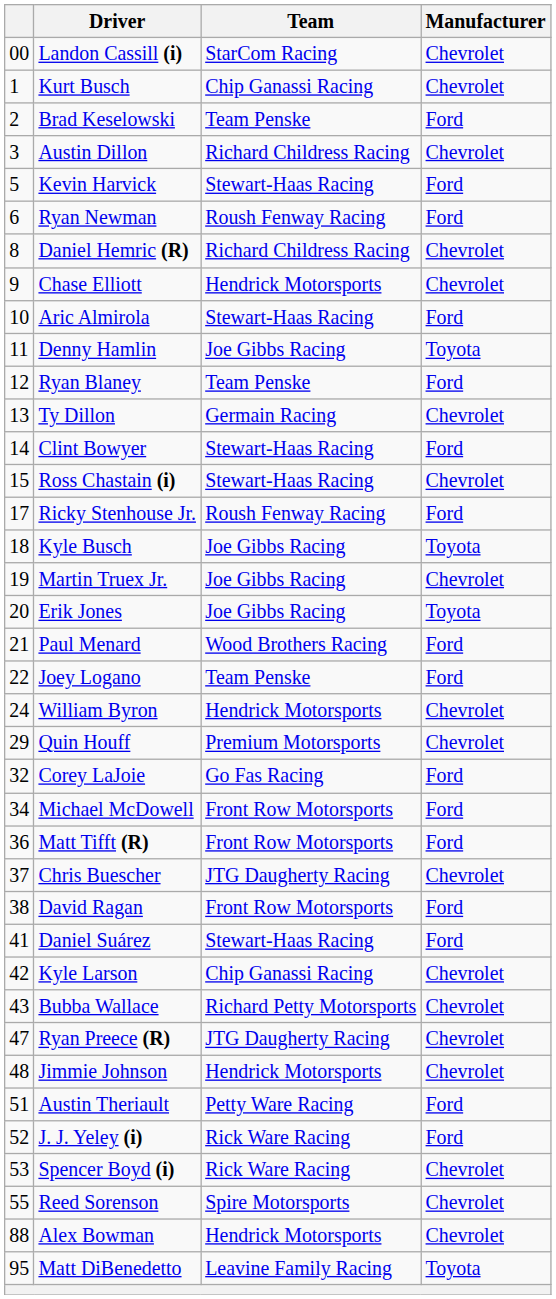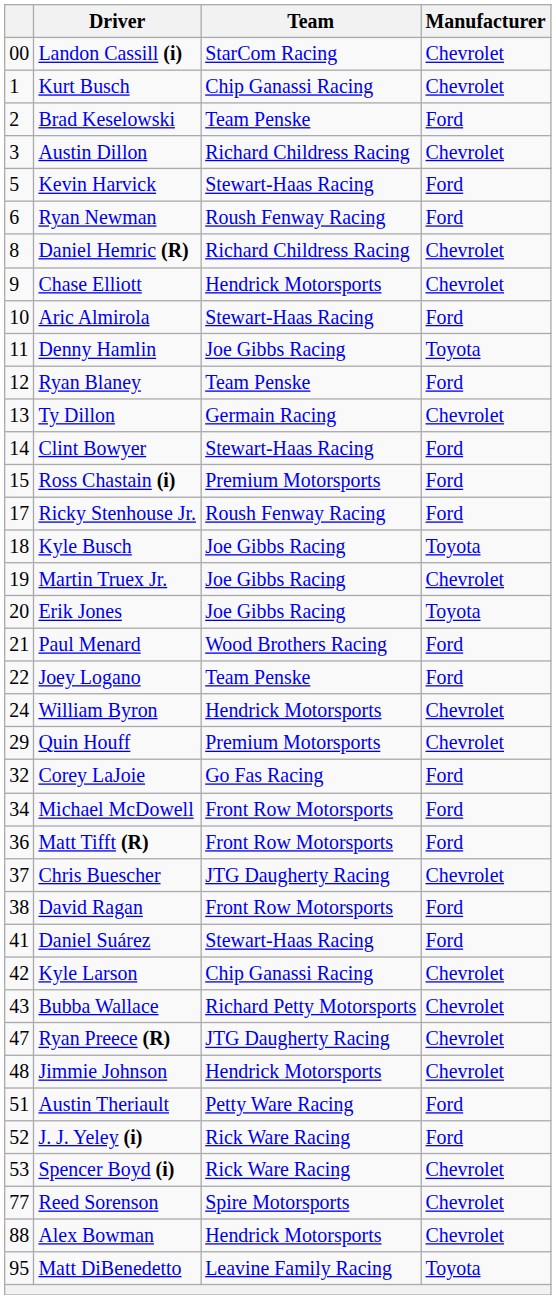(289, 480) Stewart-Haas Racing -> (293, 480) Premium Motorsports
(465, 480) Chevrolet -> (444, 480) Ford
(19, 1203) 55 -> (19, 1203) 77
